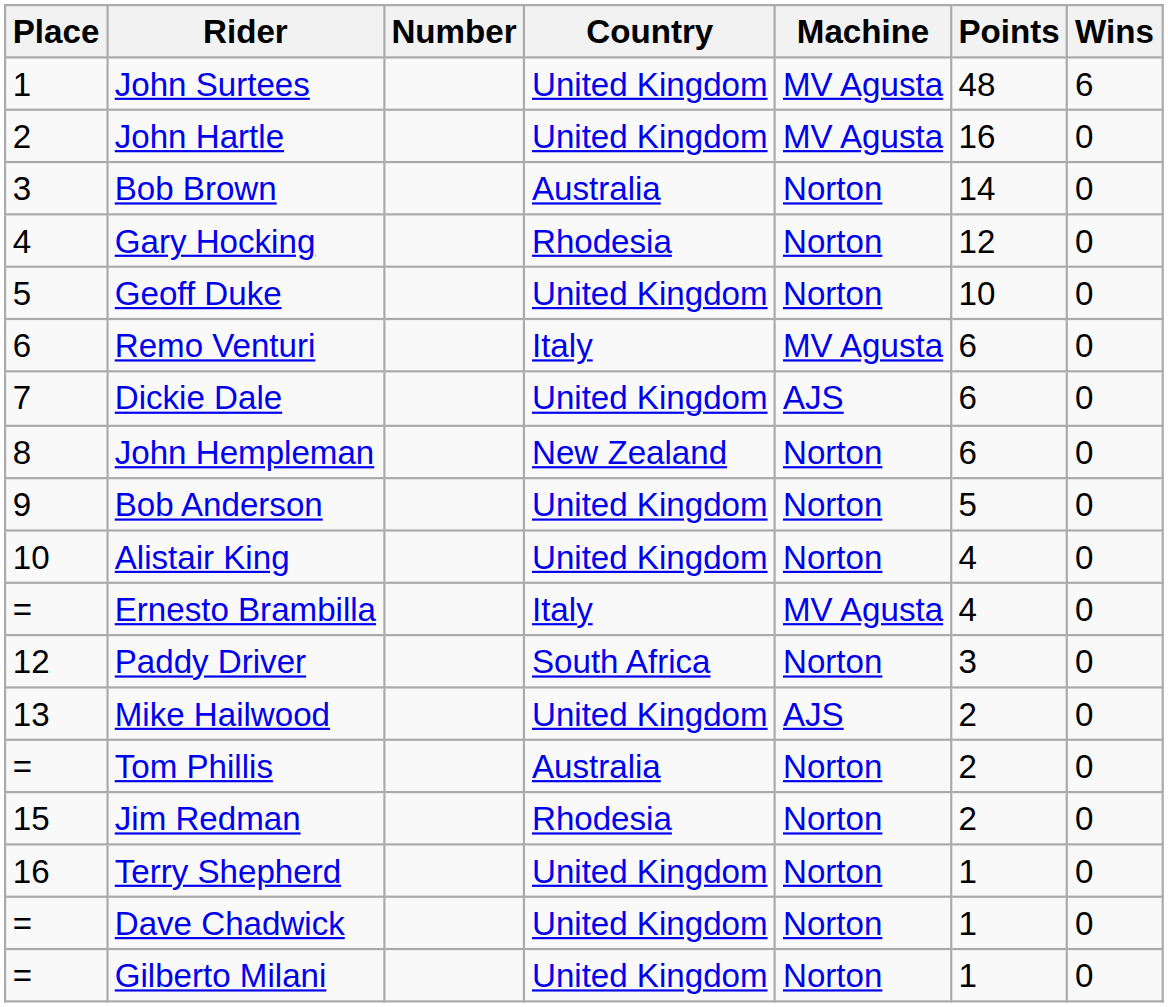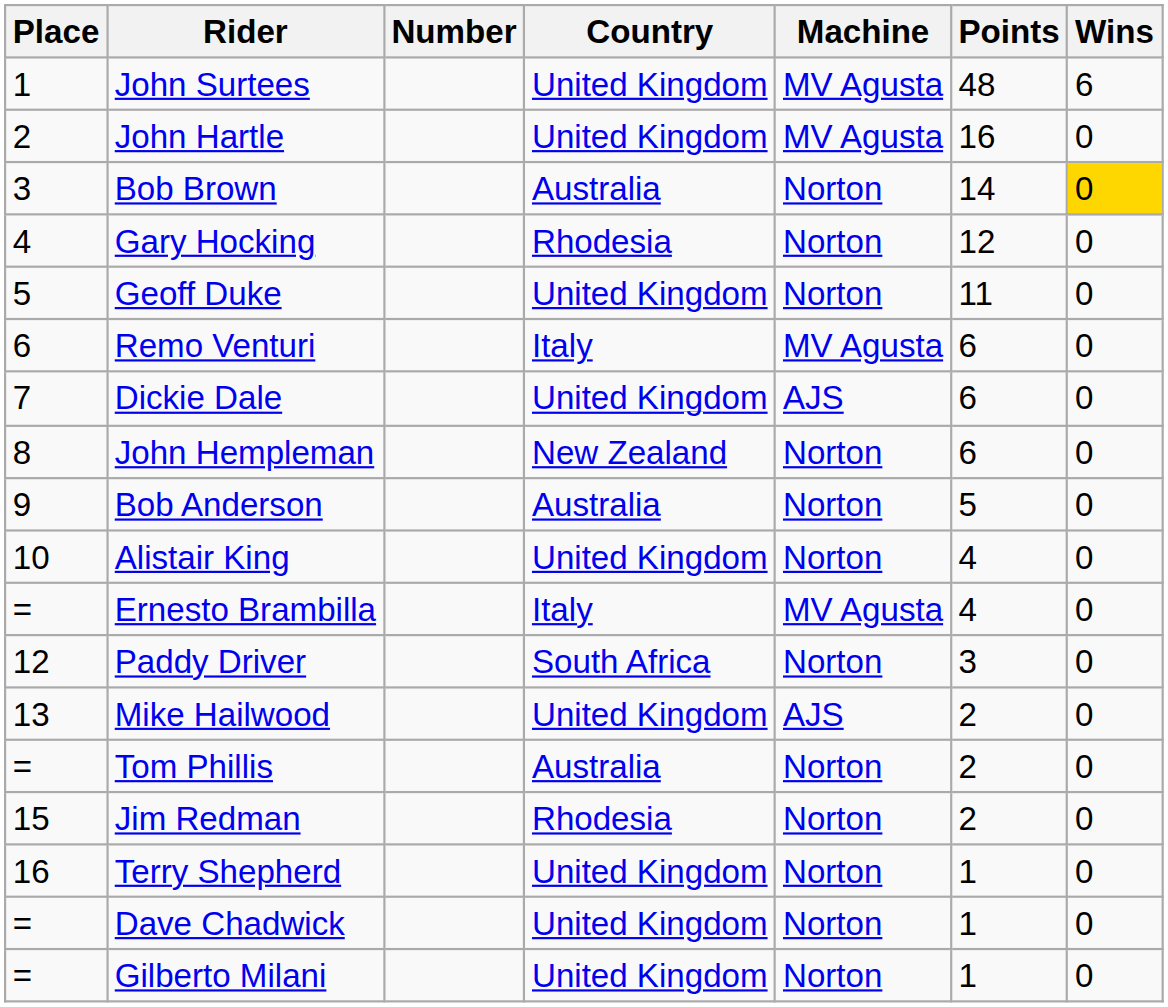(1084, 189) no background -> (1084, 189) gold background
(977, 294) 10 -> (976, 294) 11
(650, 504) United Kingdom -> (596, 504) Australia
